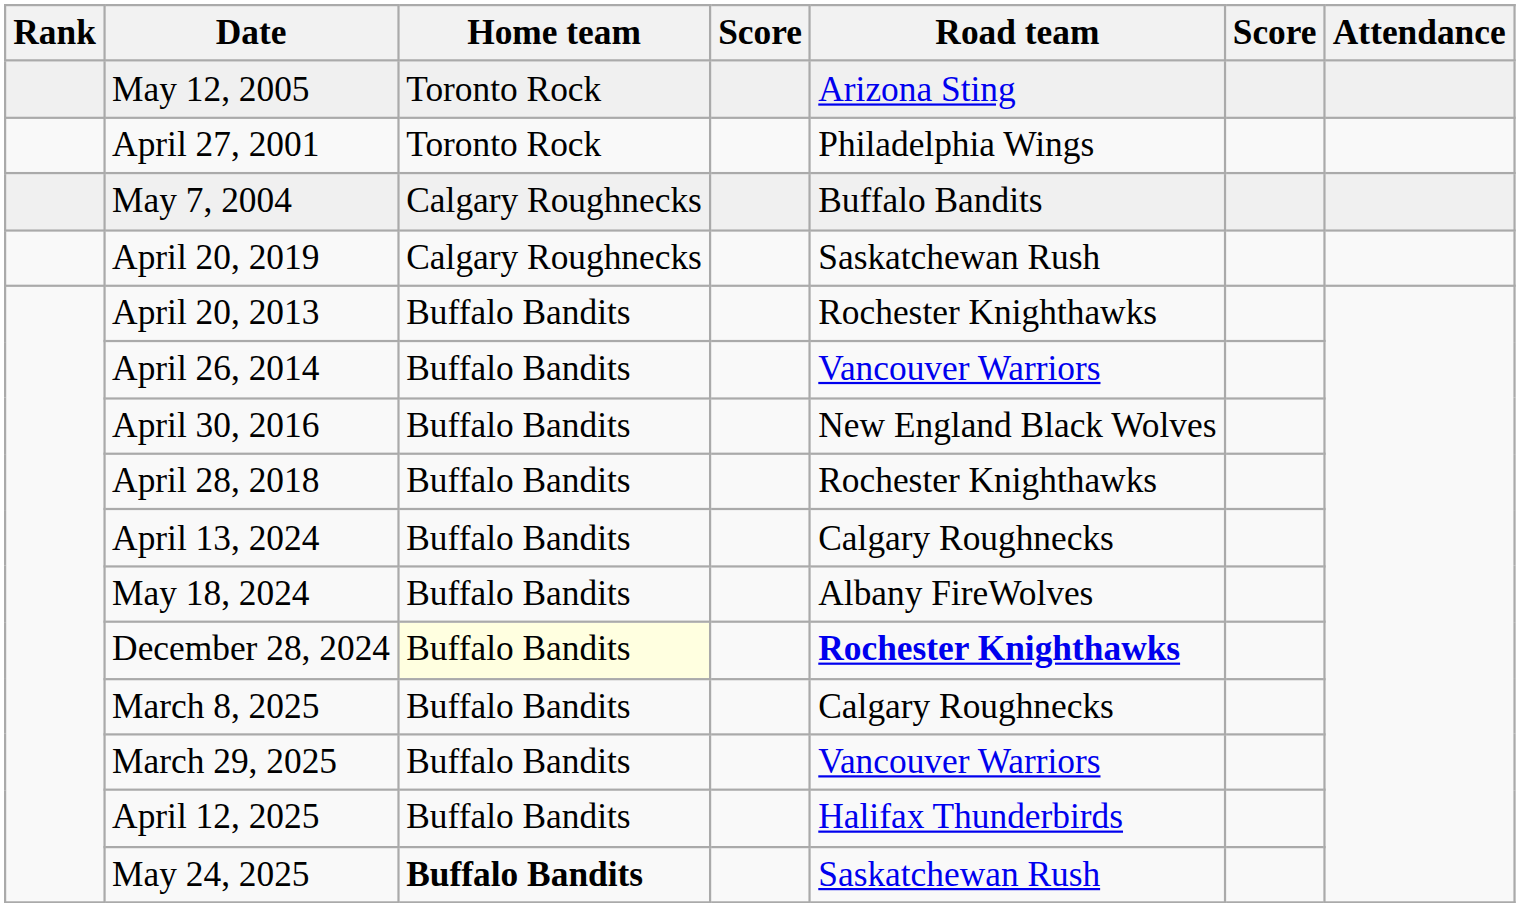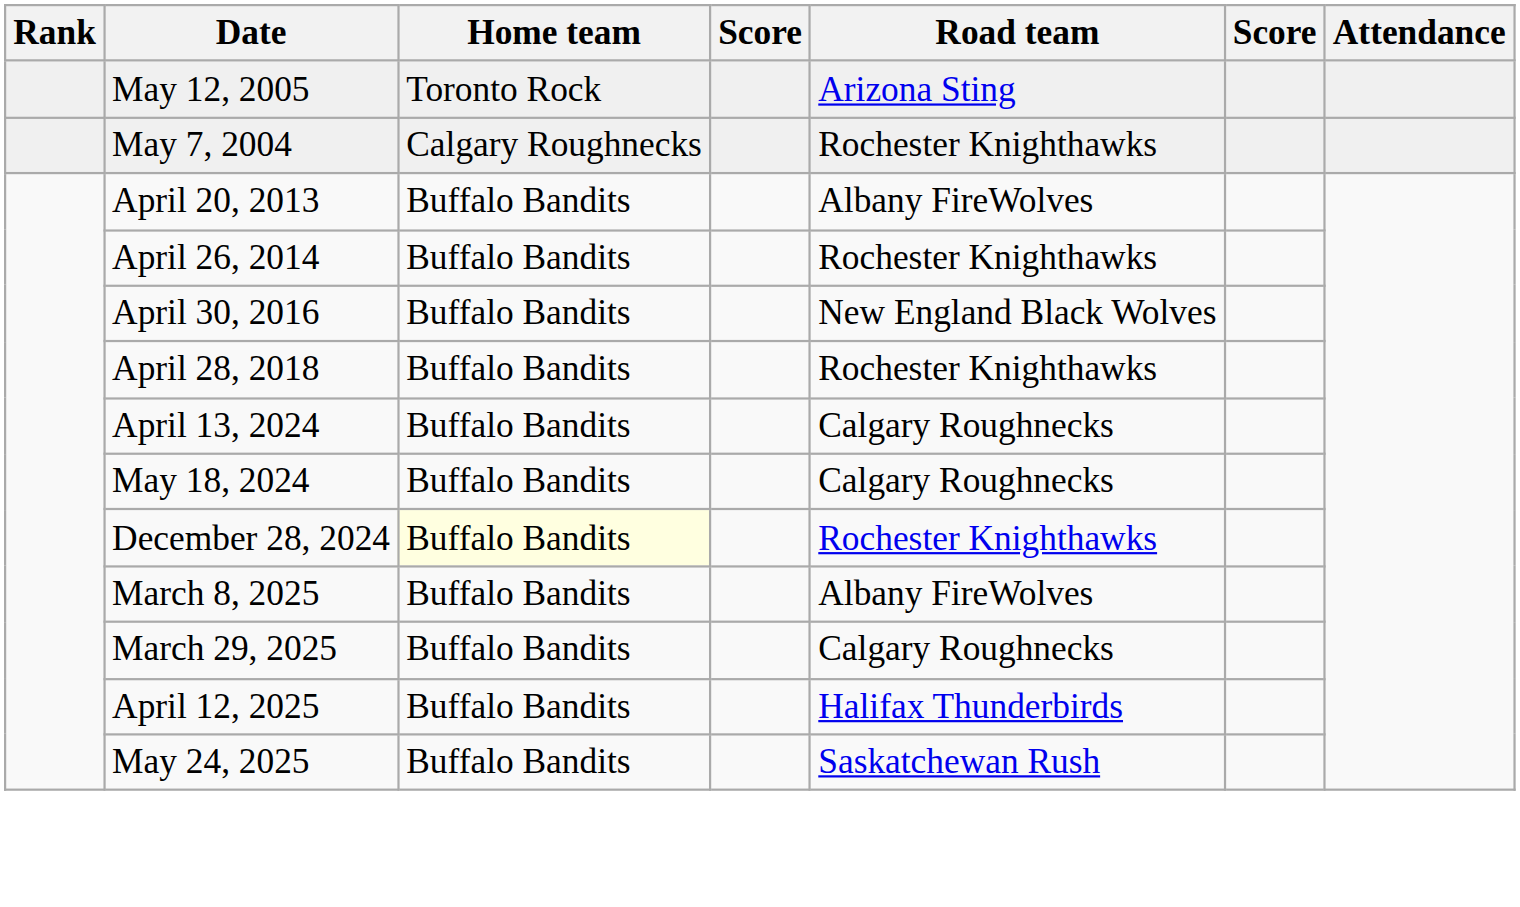- row: (216, 144)
(930, 200) Buffalo Bandits -> (988, 144) Rochester Knighthawks
- row: (216, 256)
(988, 312) Rochester Knighthawks -> (956, 200) Albany FireWolves
(959, 369) Vancouver Warriors -> (988, 256) Rochester Knighthawks
(956, 593) Albany FireWolves -> (966, 481) Calgary Roughnecks
(999, 649) bold -> (988, 537) normal
(966, 705) Calgary Roughnecks -> (956, 593) Albany FireWolves
(959, 761) Vancouver Warriors -> (966, 649) Calgary Roughnecks
(525, 873) bold -> (518, 761) normal
